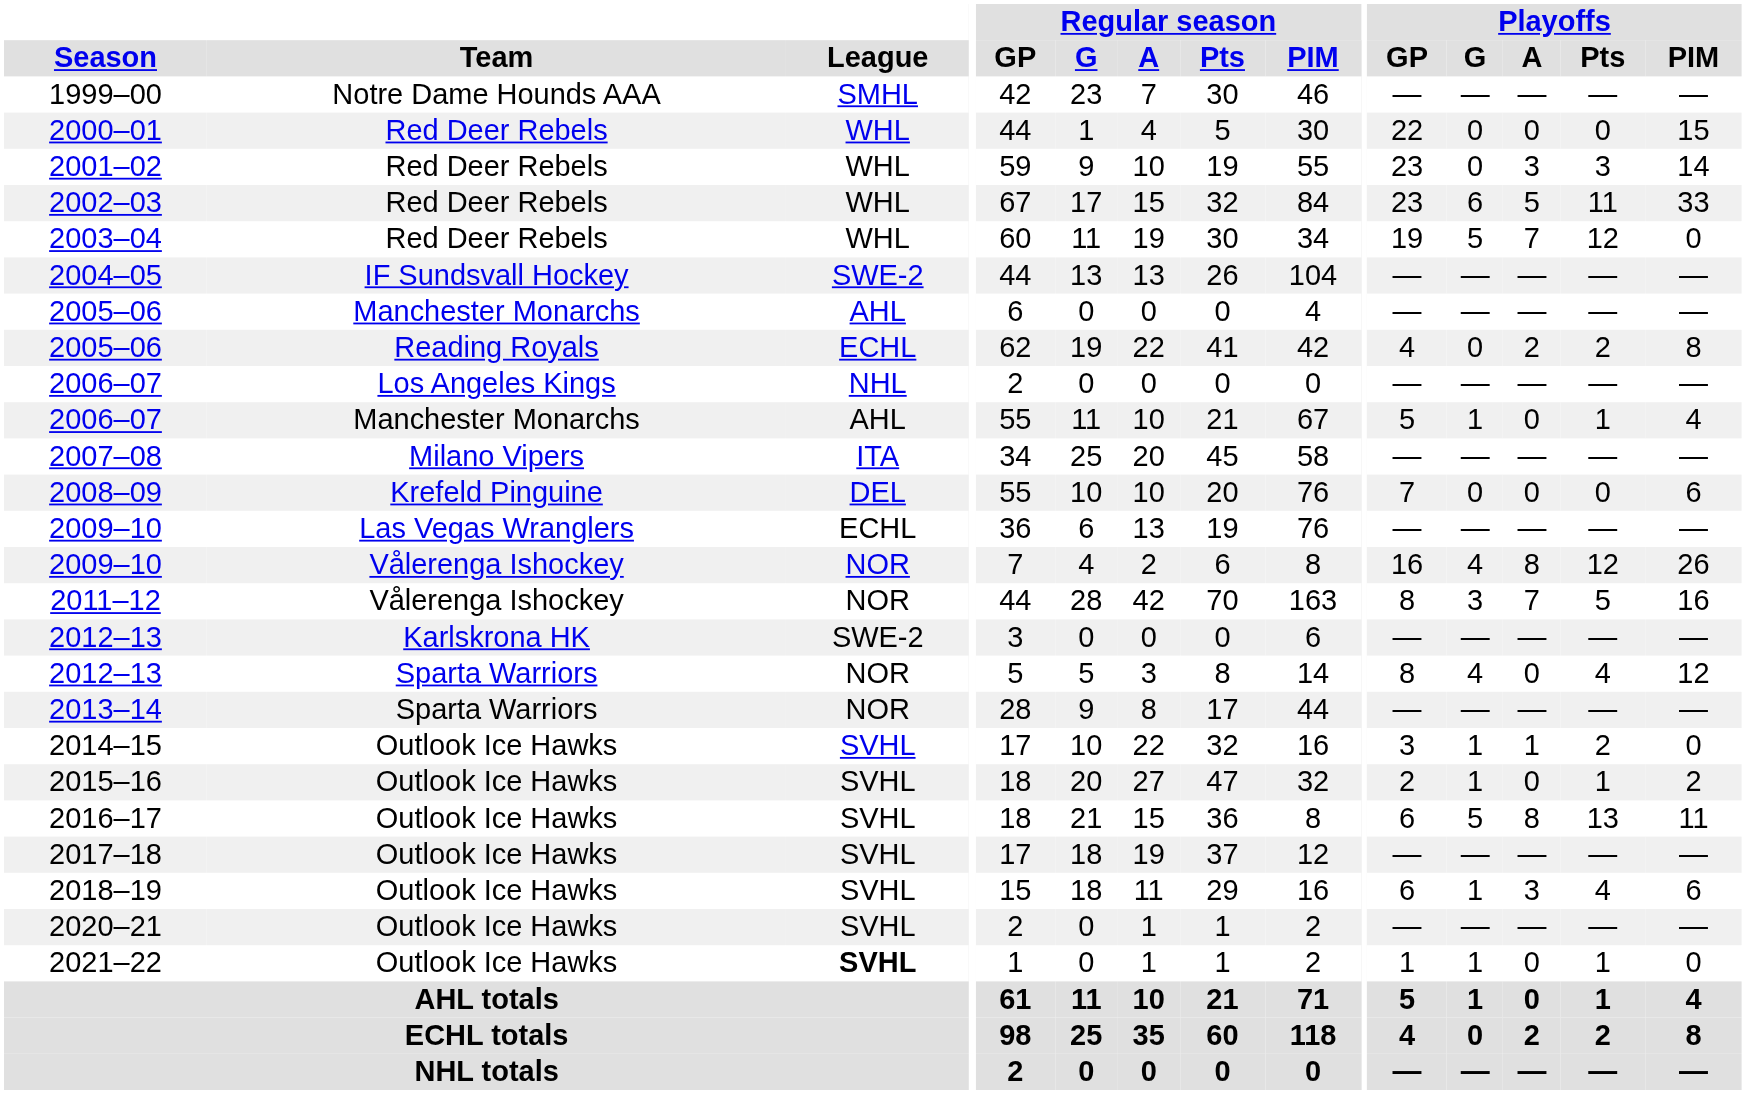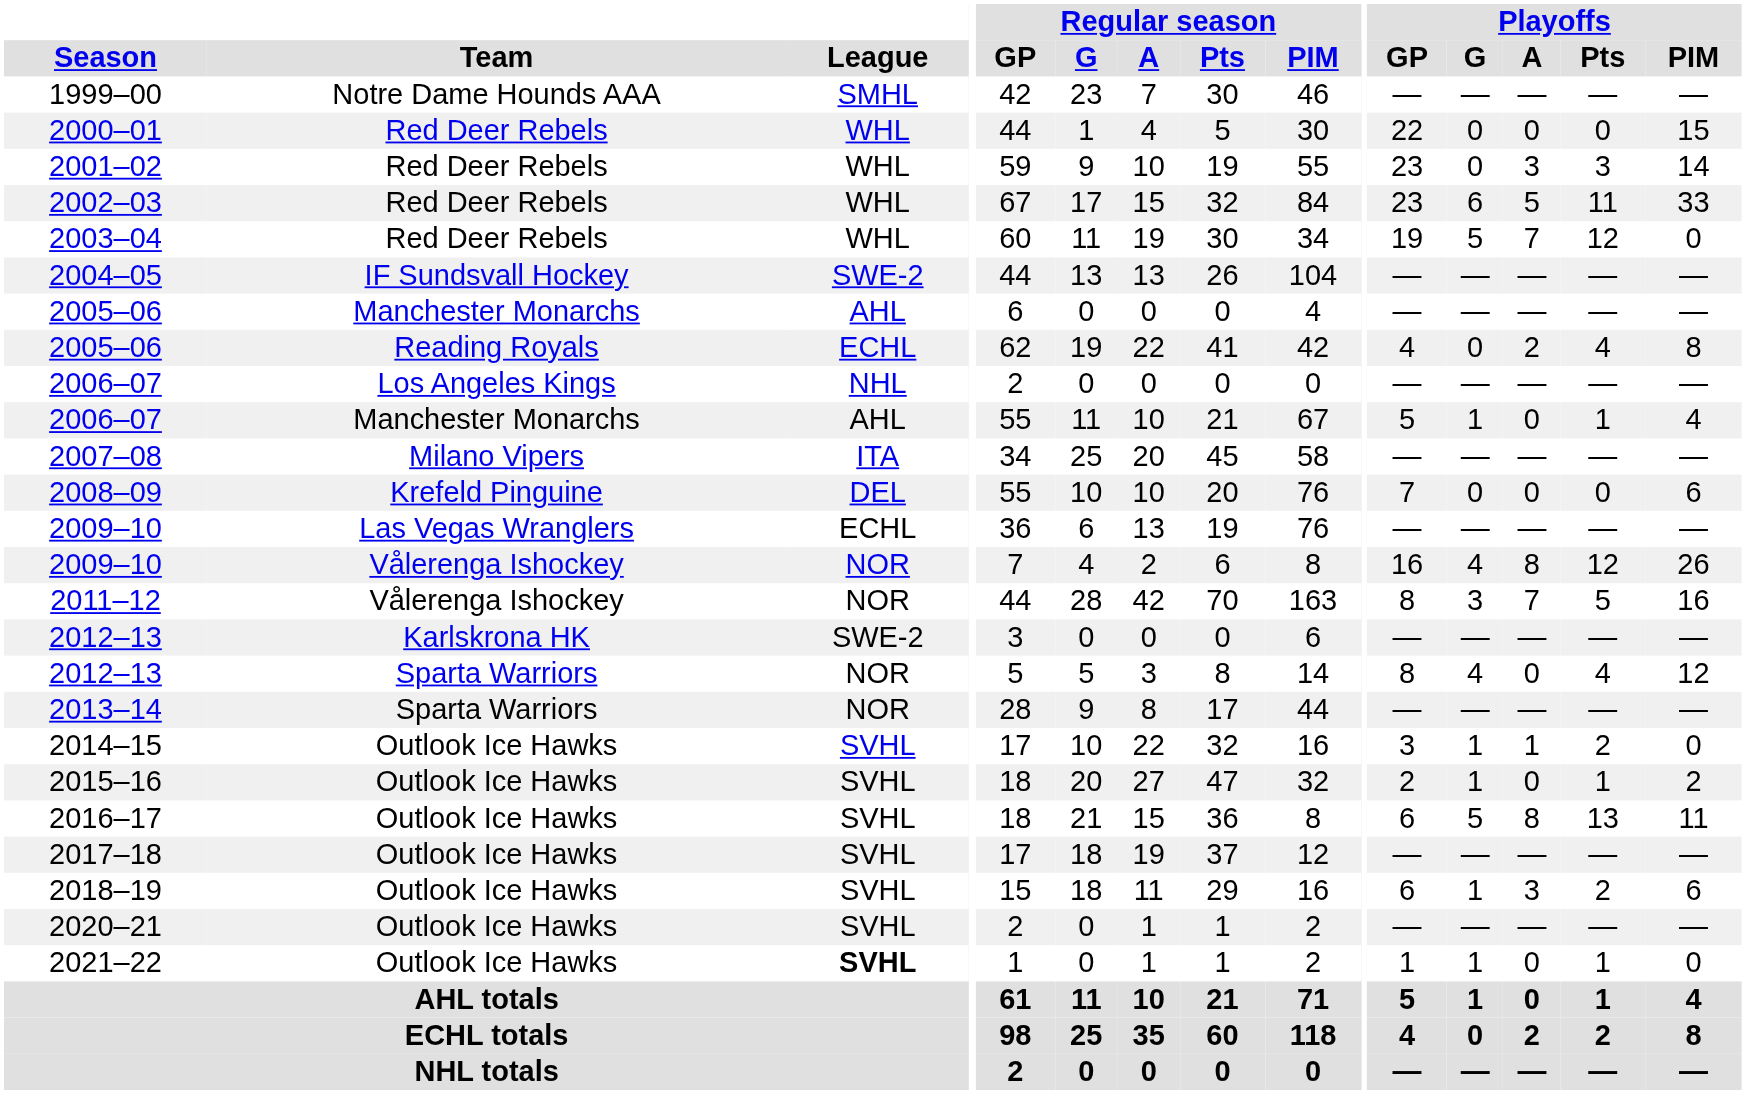(1603, 347) 2 -> (1603, 347) 4
(1603, 890) 4 -> (1603, 890) 2
